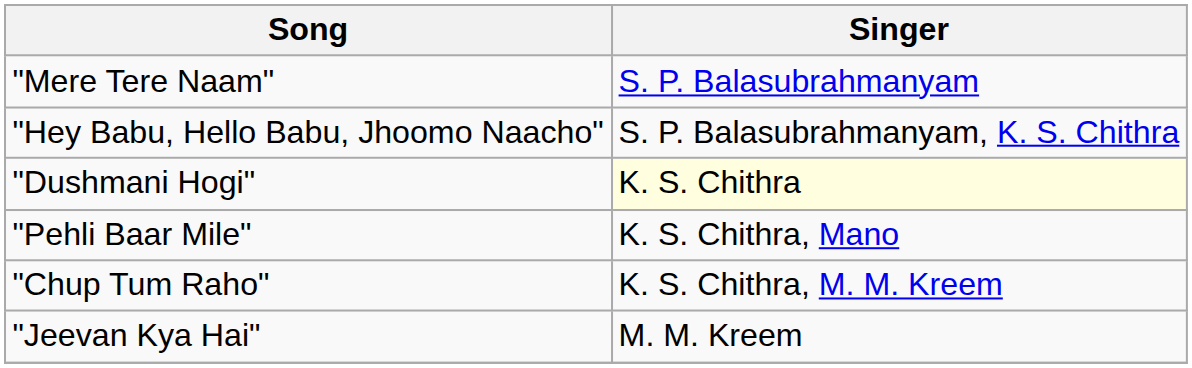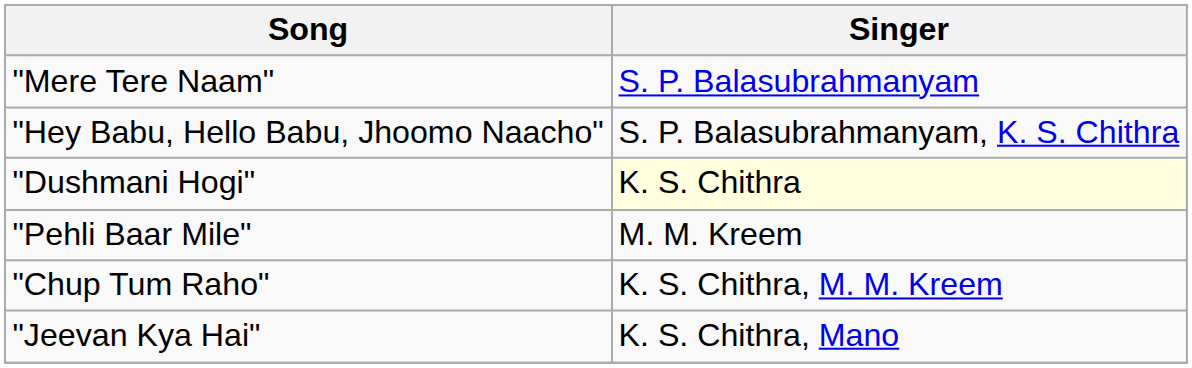(759, 234) K. S. Chithra, Mano -> (711, 234) M. M. Kreem
(711, 336) M. M. Kreem -> (759, 336) K. S. Chithra, Mano
